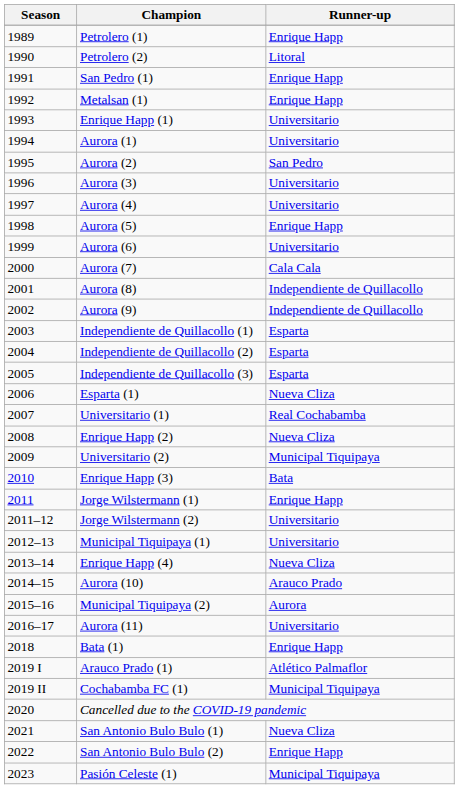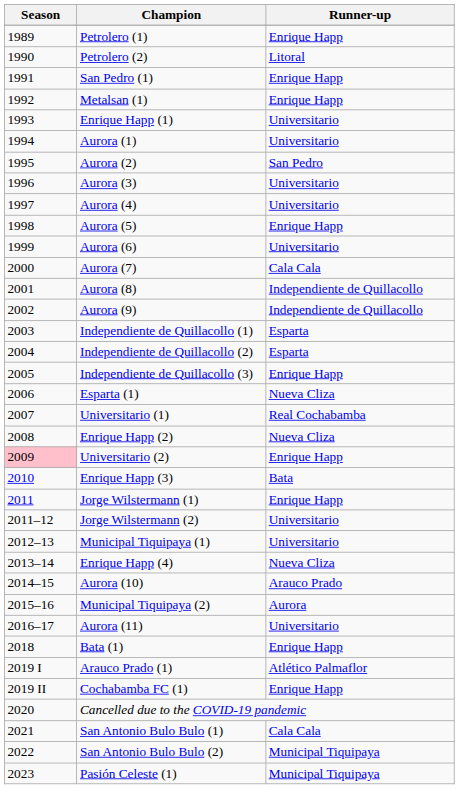(289, 373) Esparta -> (306, 373) Enrique Happ
(21, 457) no background -> (21, 457) pink background
(324, 457) Municipal Tiquipaya -> (306, 457) Enrique Happ
(324, 688) Municipal Tiquipaya -> (306, 688) Enrique Happ
(302, 731) Nueva Cliza -> (295, 731) Cala Cala
(306, 752) Enrique Happ -> (324, 752) Municipal Tiquipaya
